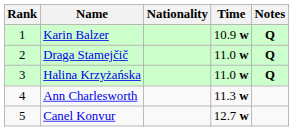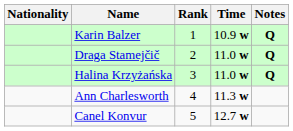columns swapped: (22, 14) <-> (177, 14)
